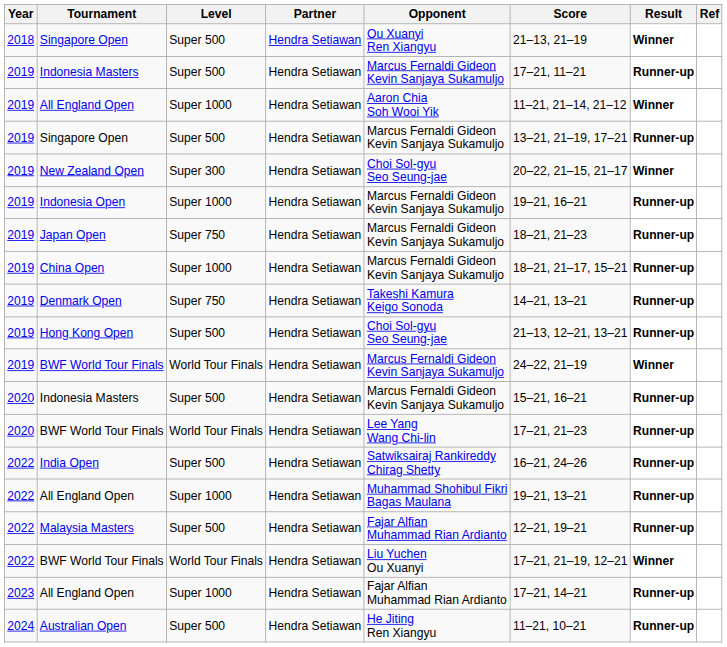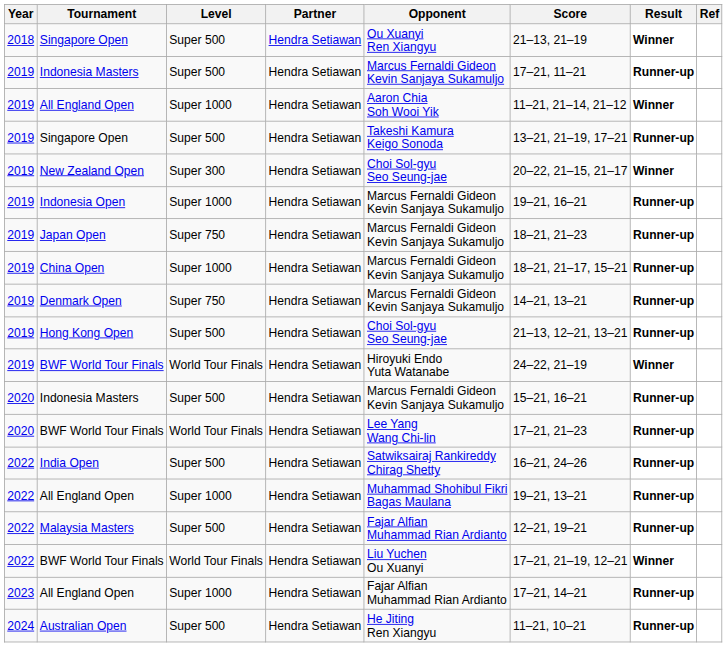(436, 138) Marcus Fernaldi Gideon Kevin Sanjaya Sukamuljo -> (410, 138) Takeshi Kamura Keigo Sonoda
(410, 301) Takeshi Kamura Keigo Sonoda -> (436, 301) Marcus Fernaldi Gideon Kevin Sanjaya Sukamuljo
(436, 366) Marcus Fernaldi Gideon Kevin Sanjaya Sukamuljo -> (408, 366) Hiroyuki Endo Yuta Watanabe
